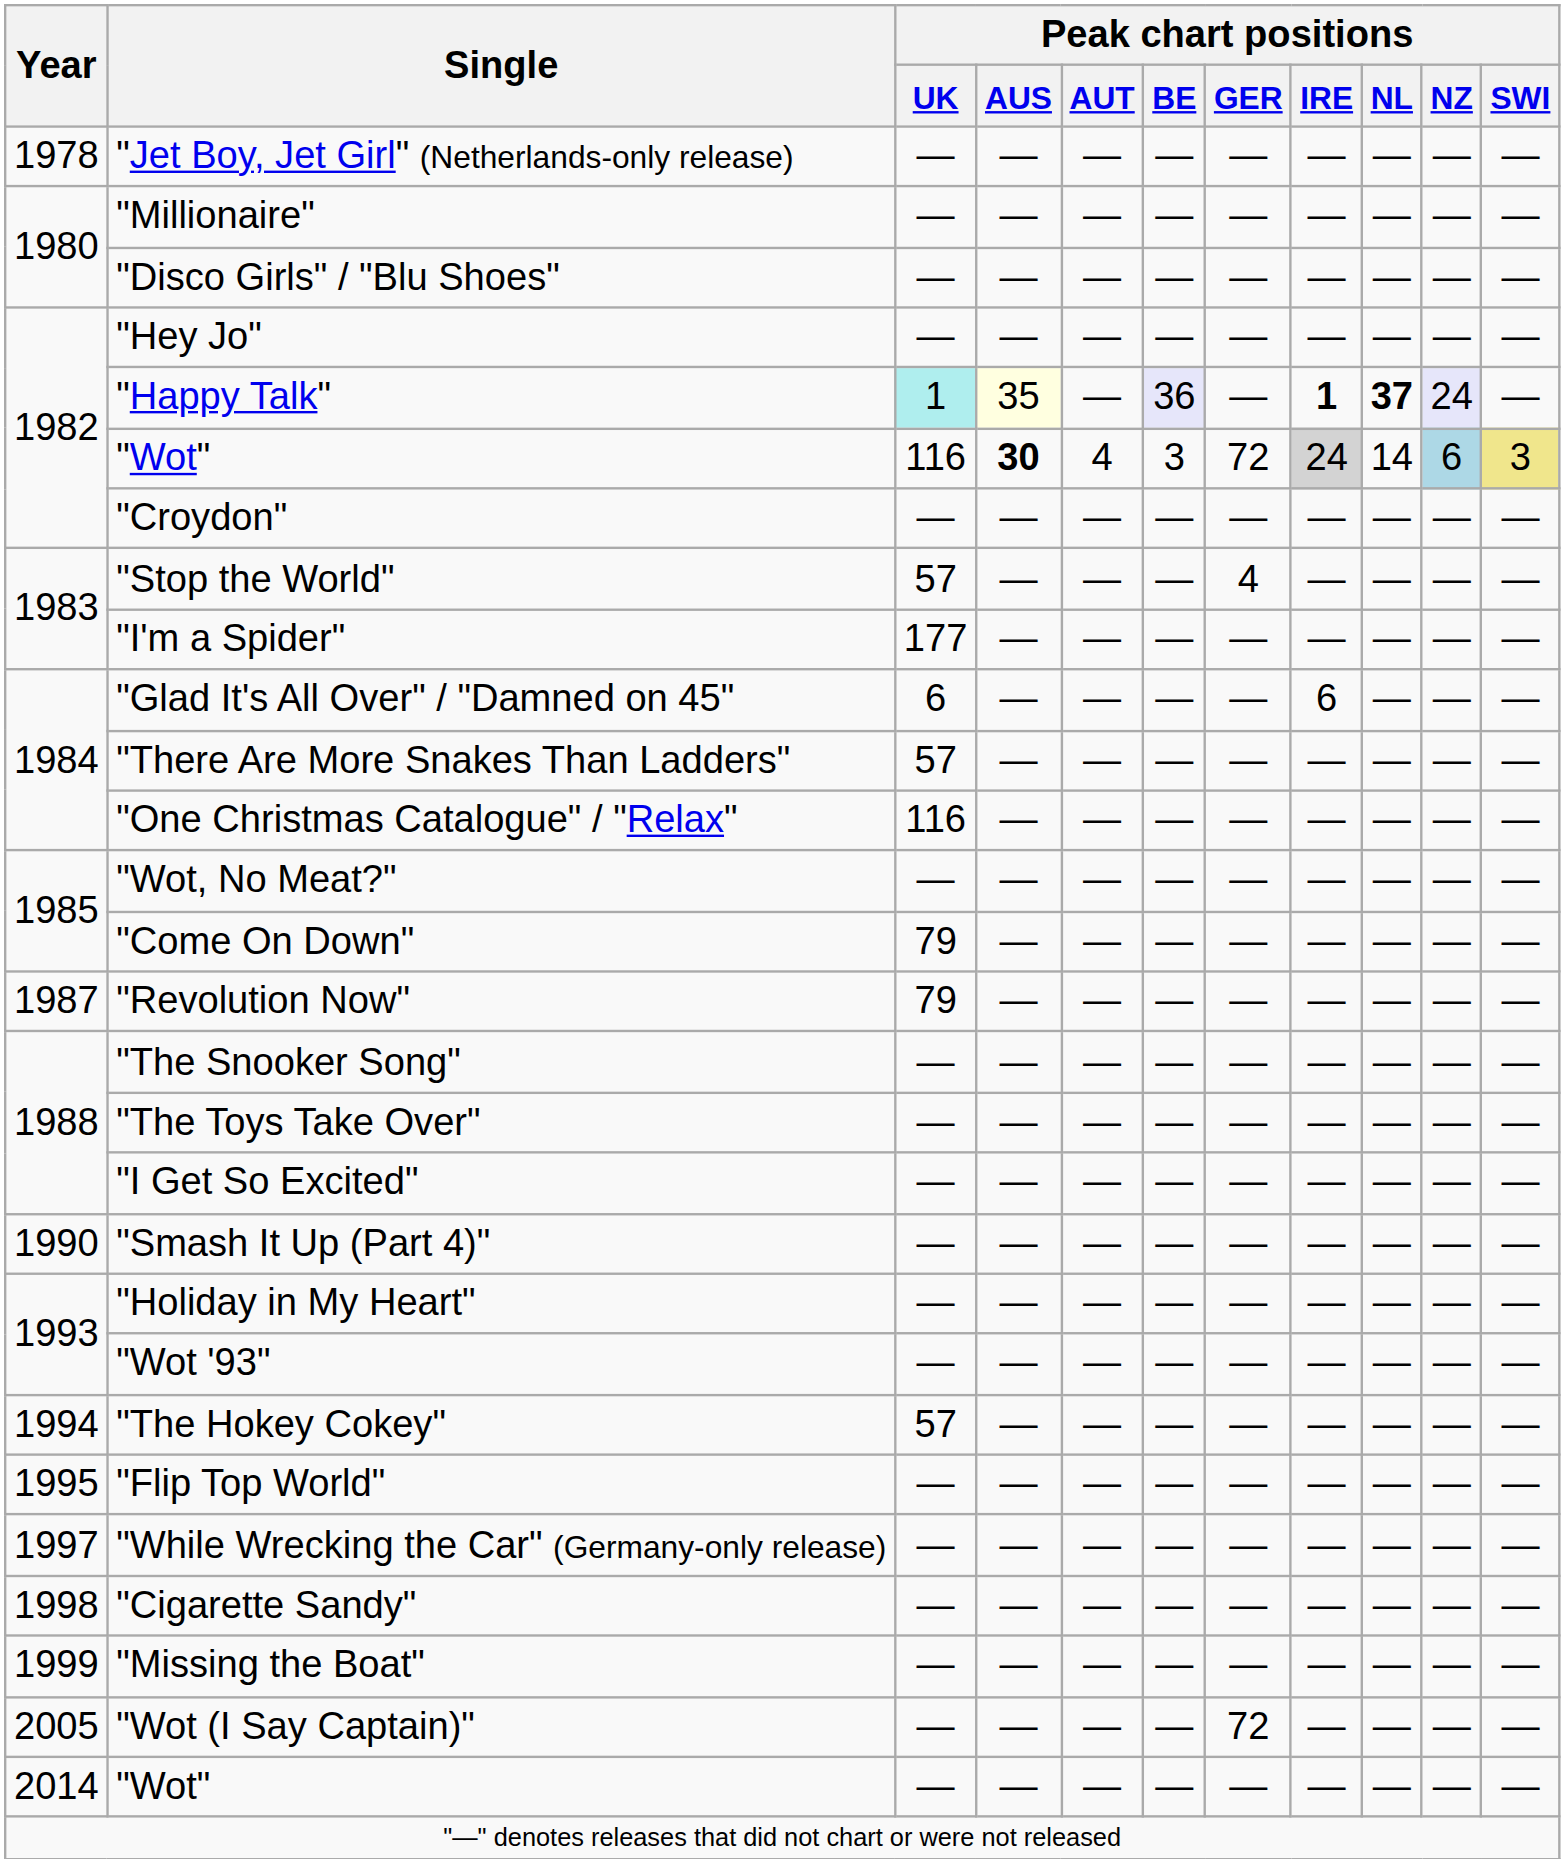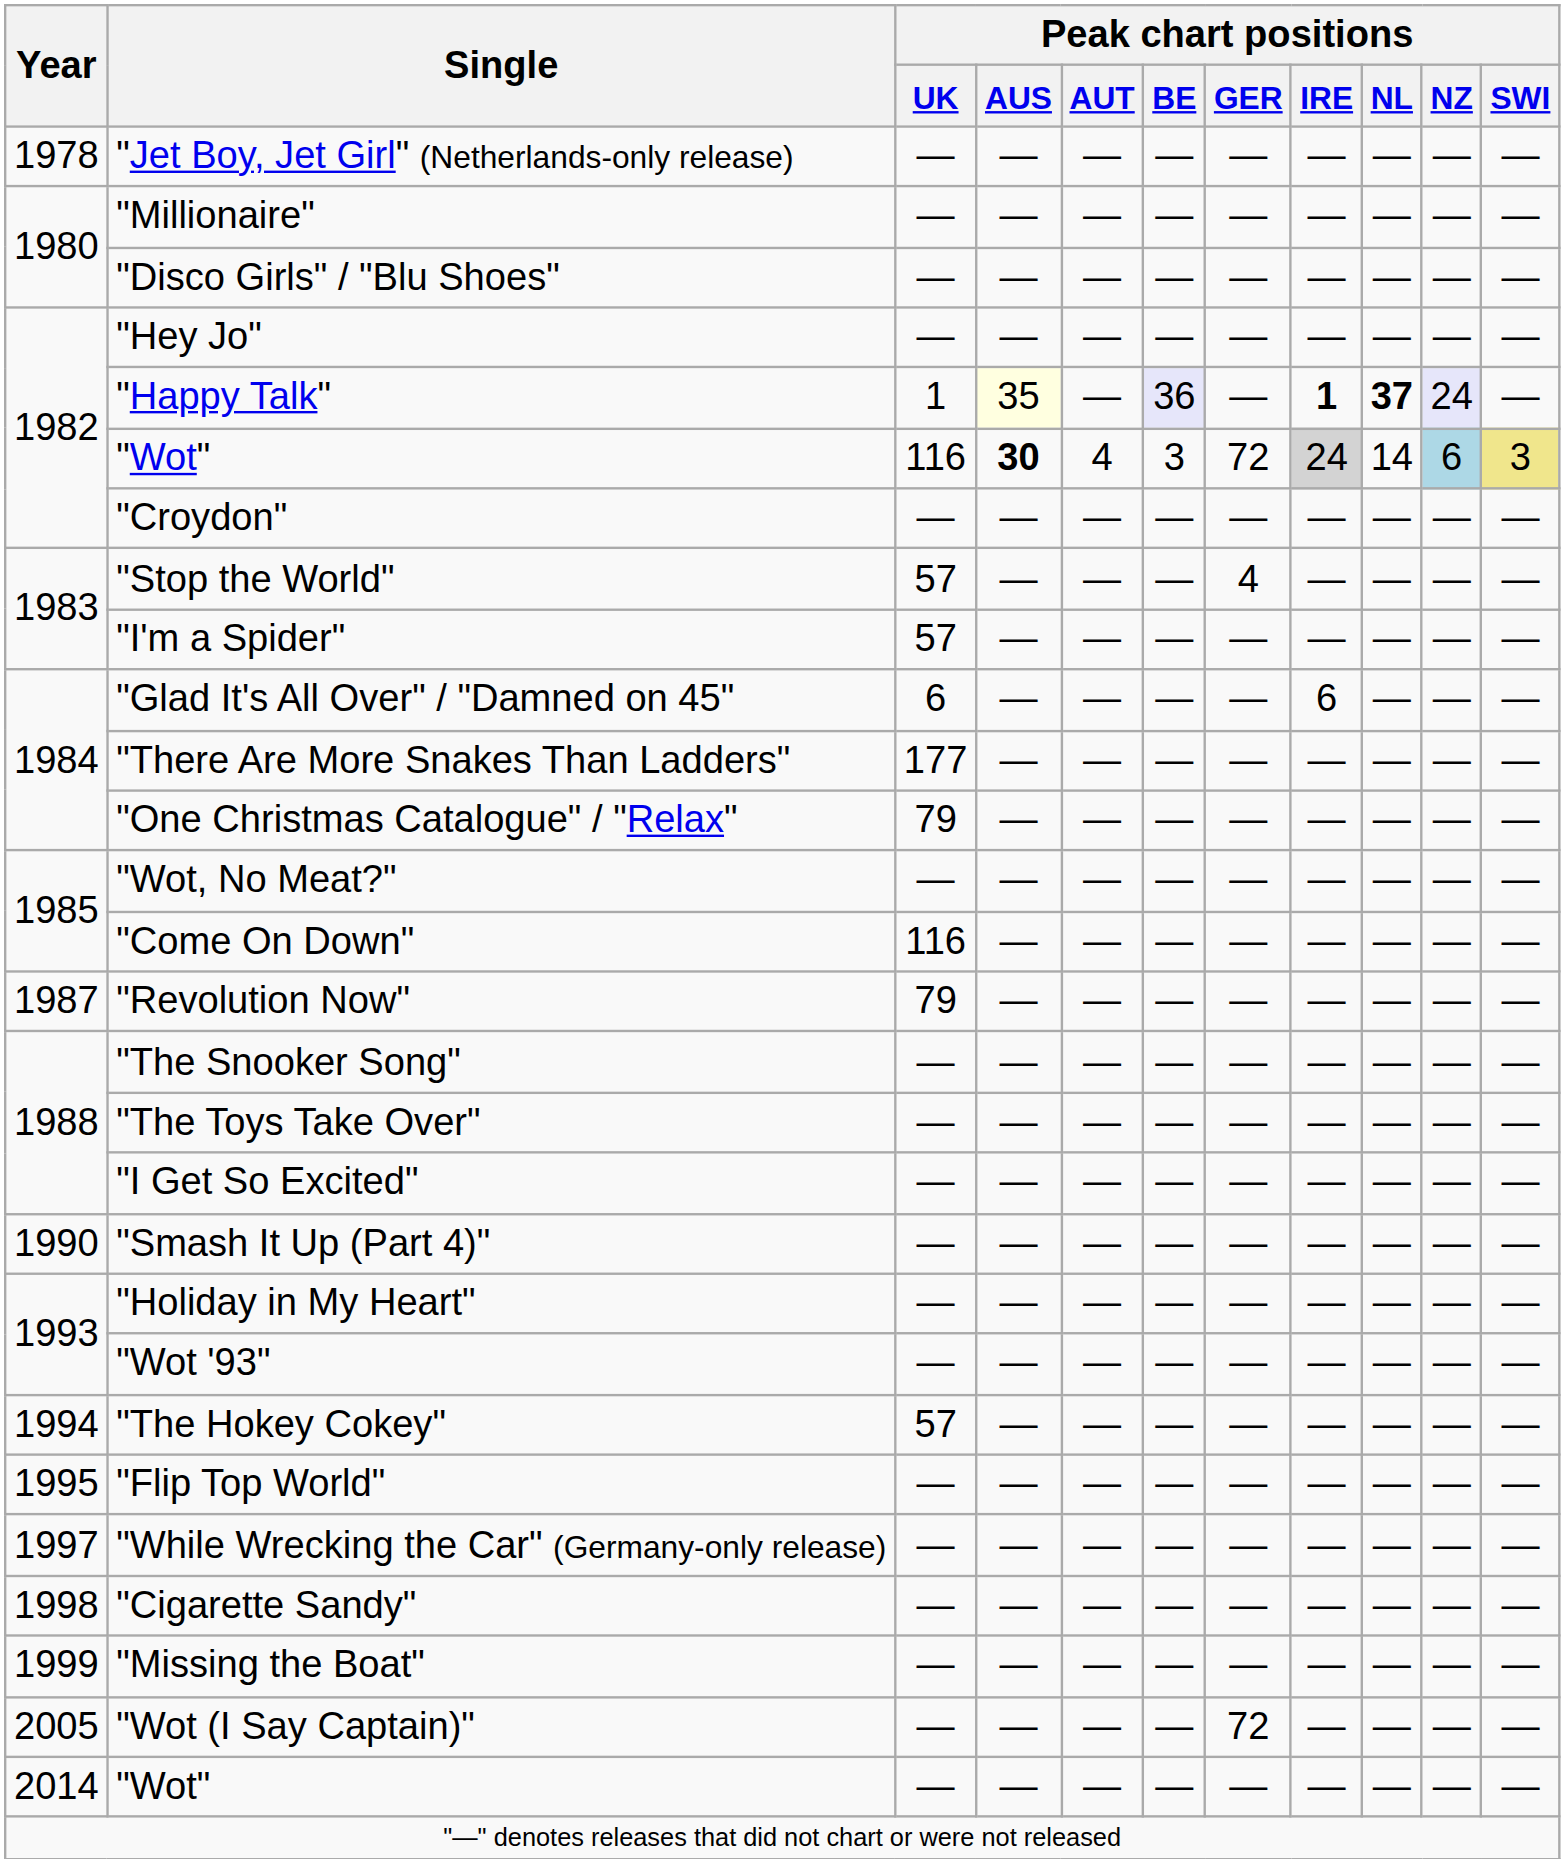(936, 397) paleturquoise background -> (936, 397) no background
(936, 638) 177 -> (936, 638) 57
(936, 759) 57 -> (936, 759) 177
(936, 819) 116 -> (936, 819) 79
(936, 940) 79 -> (936, 940) 116
